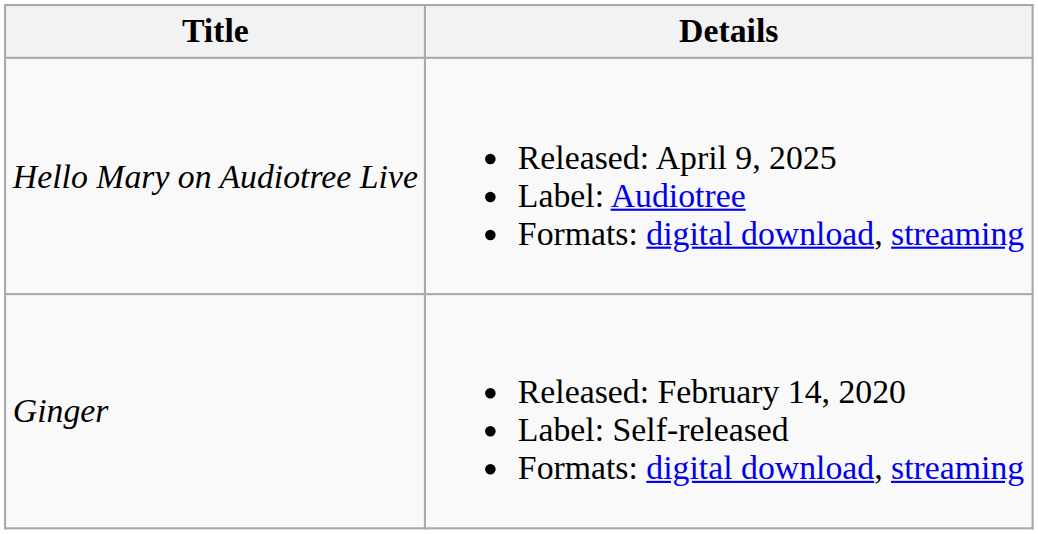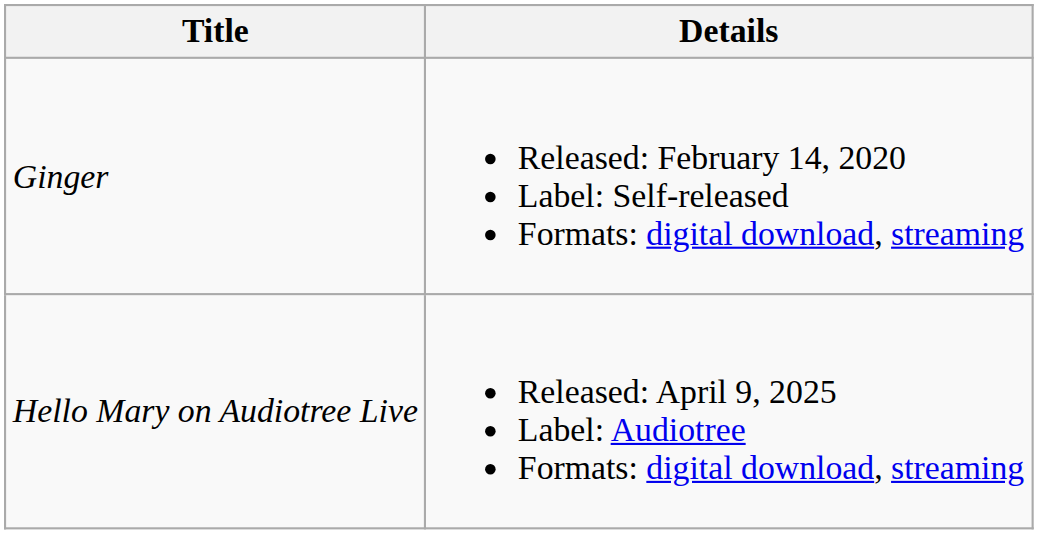rows swapped: (61, 410) <-> (215, 175)
